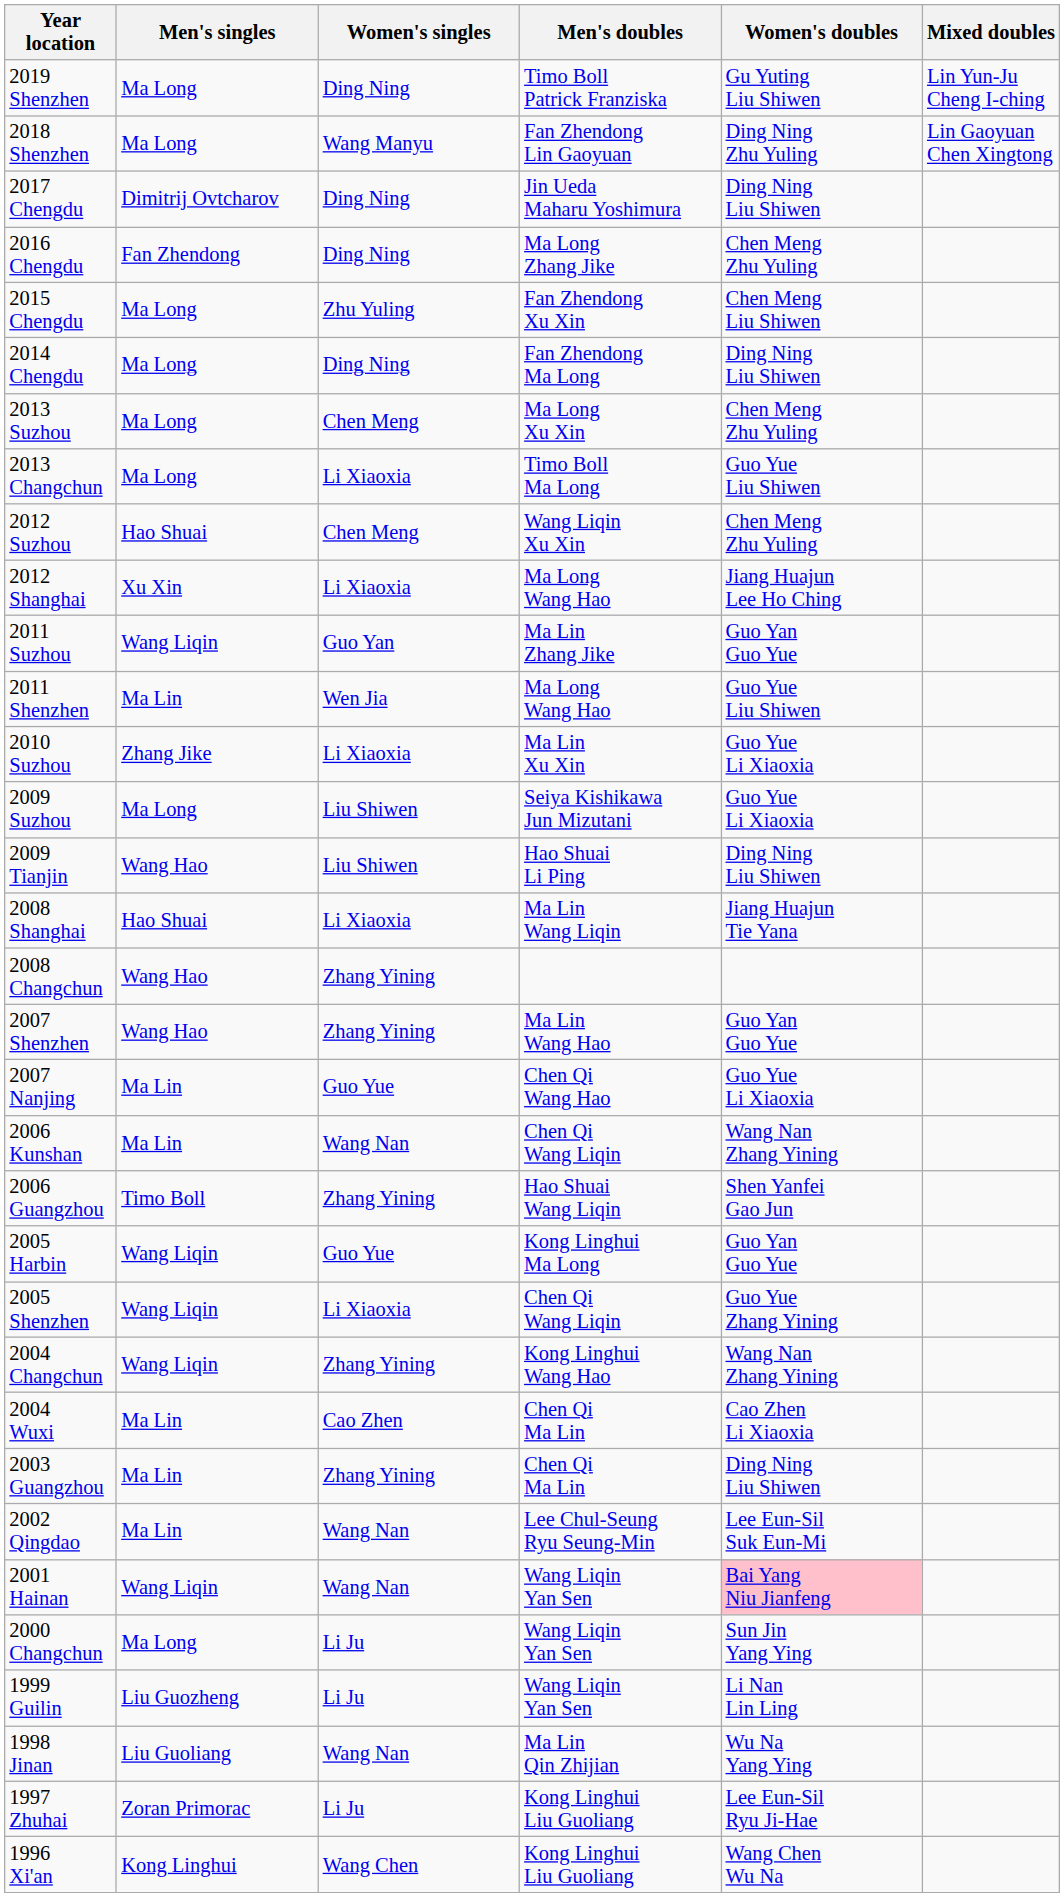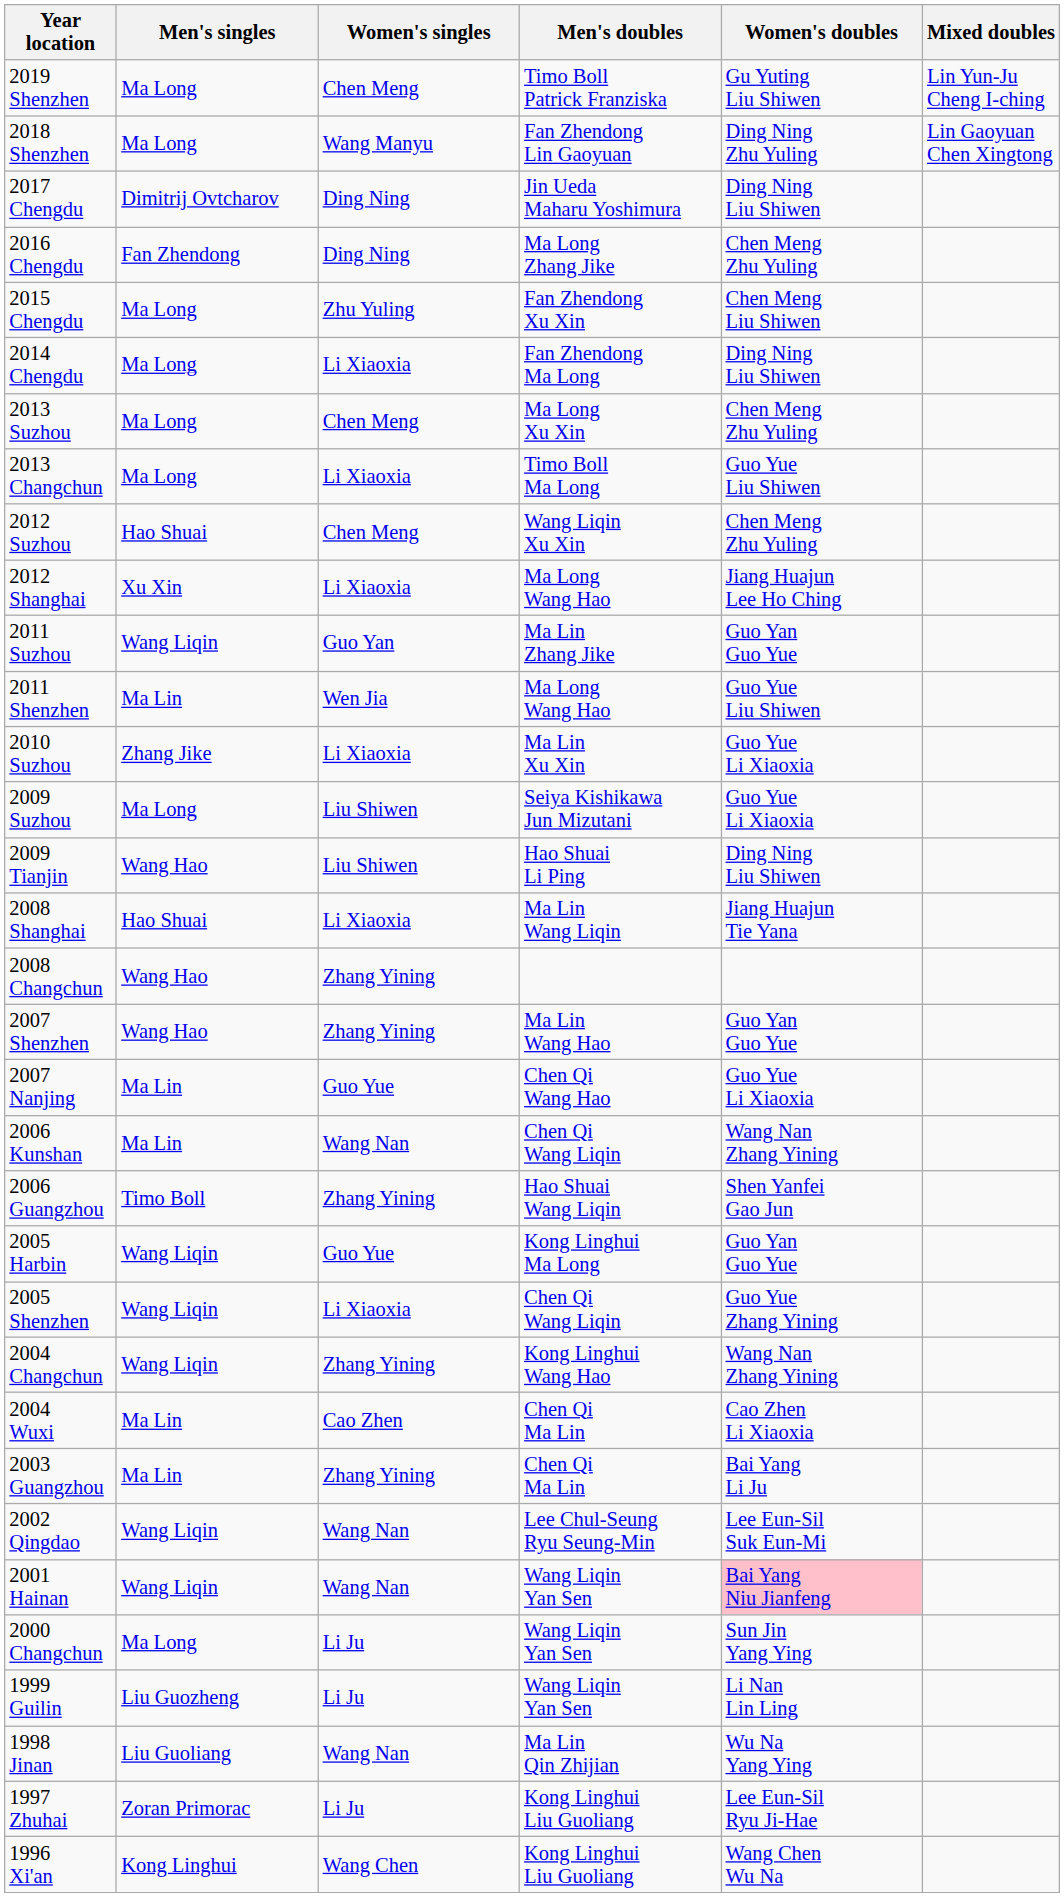(366, 87) Ding Ning -> (371, 87) Chen Meng
(366, 365) Ding Ning -> (367, 365) Li Xiaoxia
(773, 1475) Ding Ning Liu Shiwen -> (763, 1475) Bai Yang Li Ju
(152, 1531) Ma Lin -> (170, 1531) Wang Liqin
